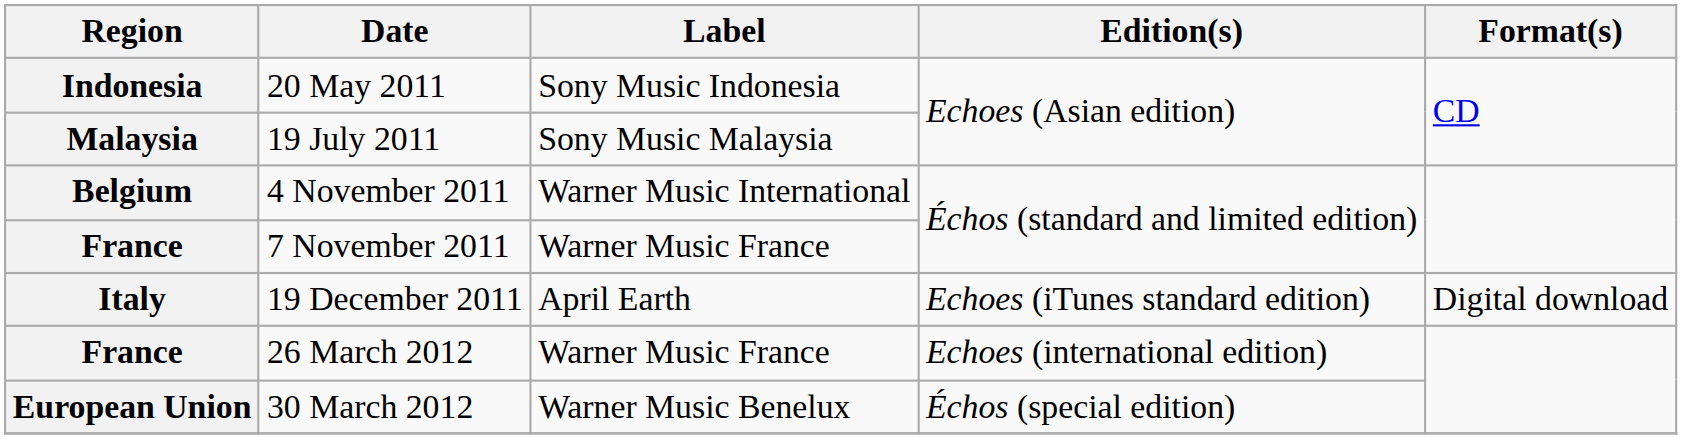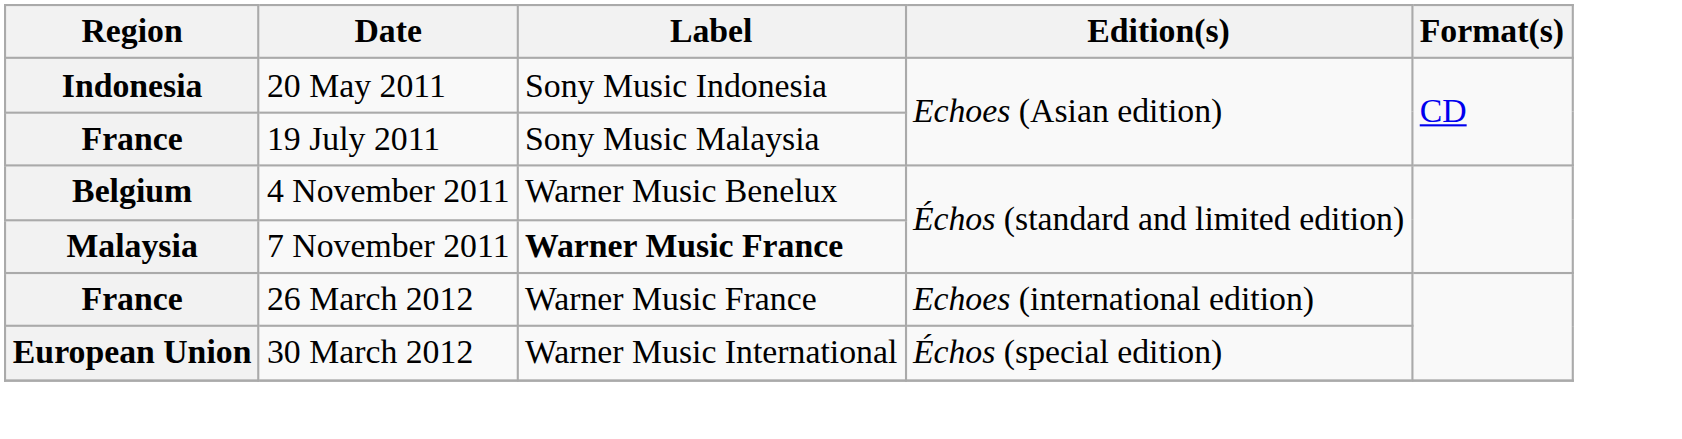(132, 138) Malaysia -> (132, 138) France
(724, 191) Warner Music International -> (681, 191) Warner Music Benelux
(132, 245) France -> (132, 245) Malaysia
(684, 245) normal -> (684, 245) bold
- row: (395, 298)
(694, 406) Warner Music Benelux -> (711, 352) Warner Music International
